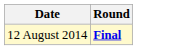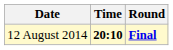+ column: (108, 14)
